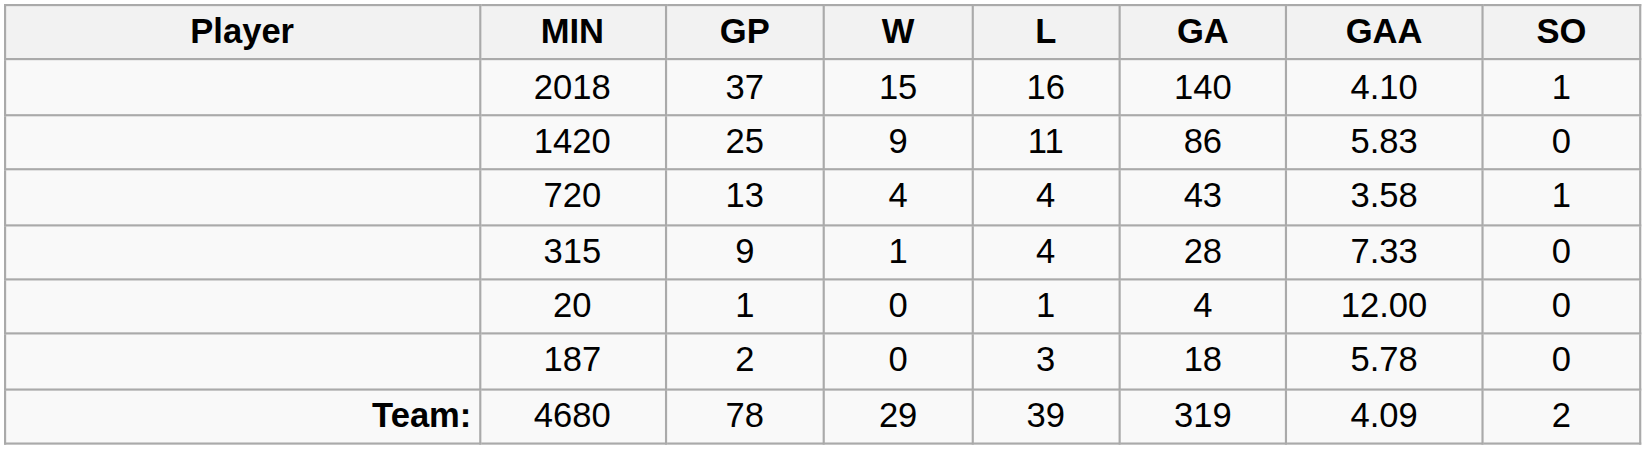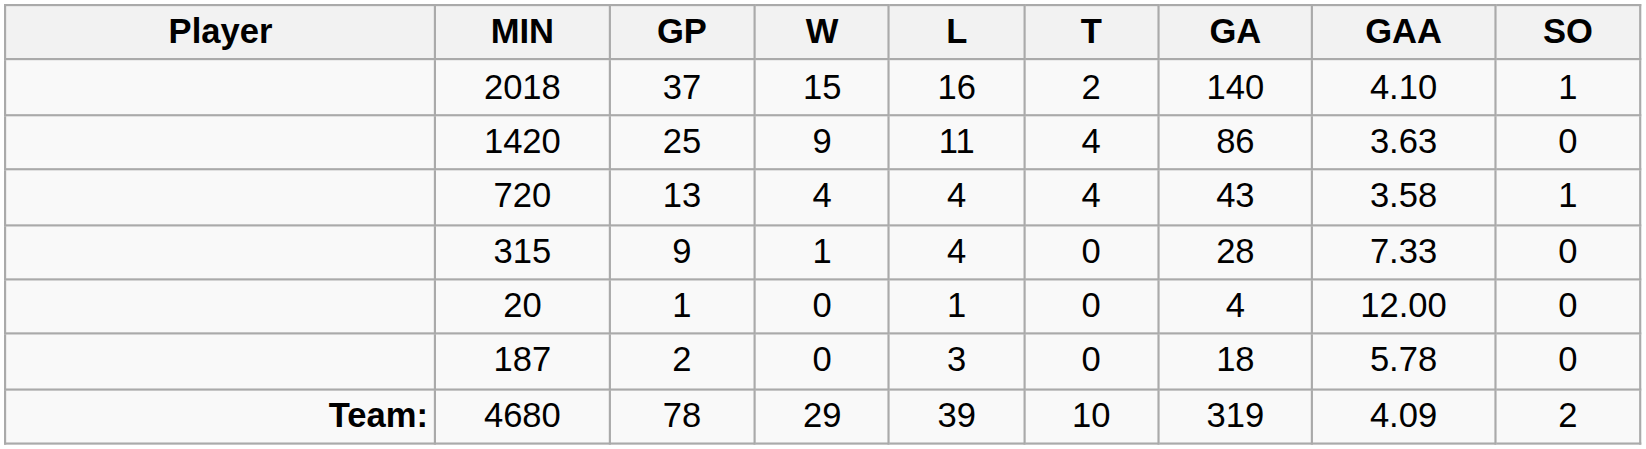+ column: (1091, 31)
(1384, 141) 5.83 -> (1404, 141) 3.63
